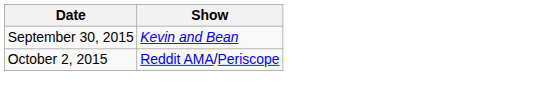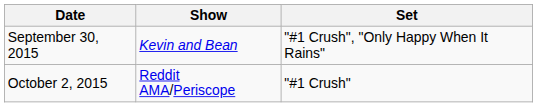+ column: (407, 15)
